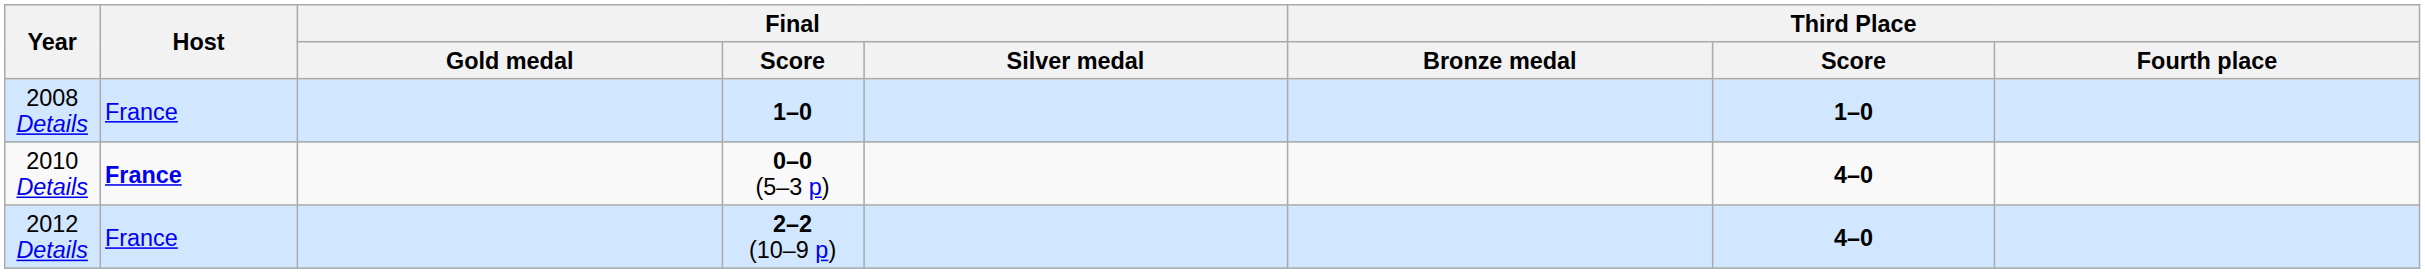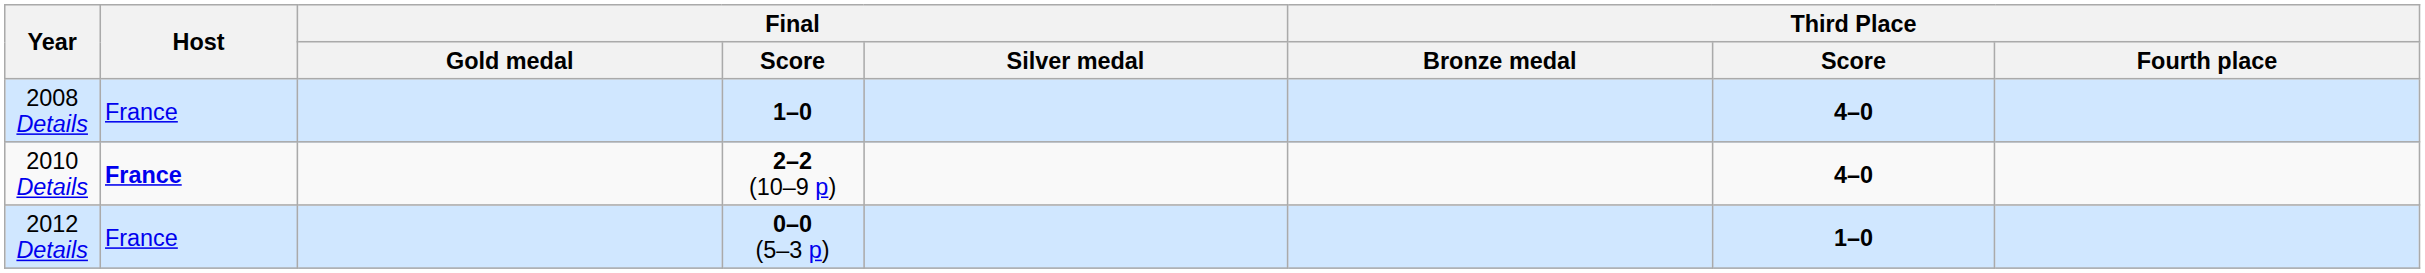(1853, 111) 1–0 -> (1853, 111) 4–0
(793, 174) 0–0 (5–3 p) -> (793, 174) 2–2 (10–9 p)
(793, 237) 2–2 (10–9 p) -> (793, 237) 0–0 (5–3 p)
(1853, 237) 4–0 -> (1853, 237) 1–0
